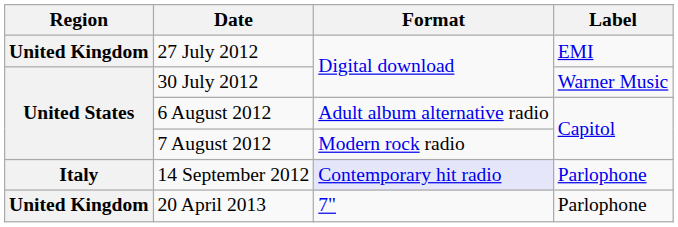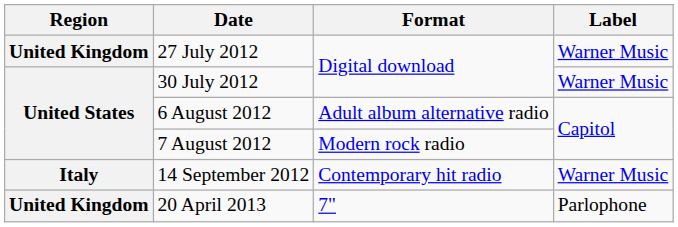(576, 50) EMI -> (613, 50) Warner Music
(410, 174) lavender background -> (410, 174) no background
(602, 174) Parlophone -> (613, 174) Warner Music
